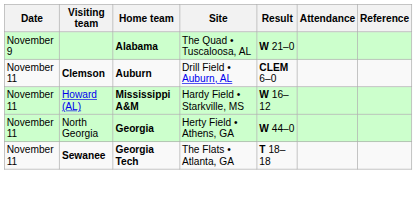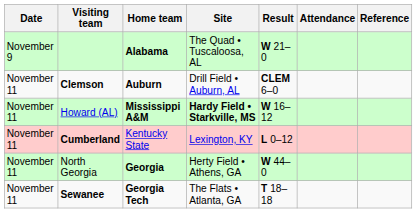(213, 101) normal -> (222, 112) bold
+ row: (90, 140)
